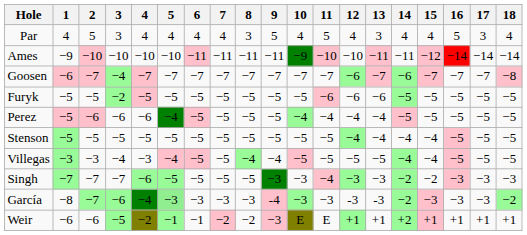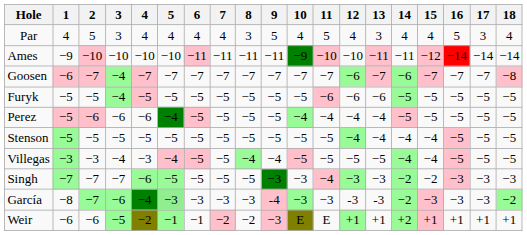(118, 96) −2 -> (118, 96) −4
